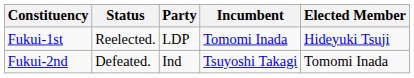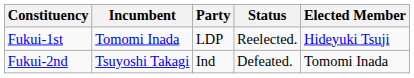columns swapped: (250, 15) <-> (125, 15)
